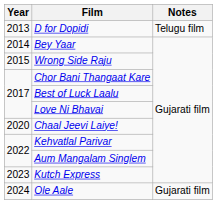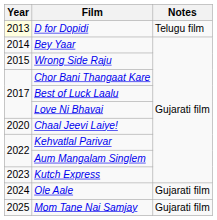(18, 28) no background -> (18, 28) lightyellow background
+ row: (86, 207)
